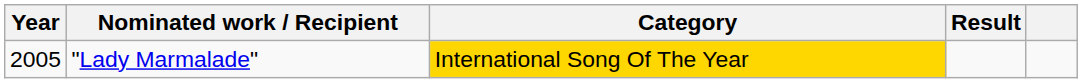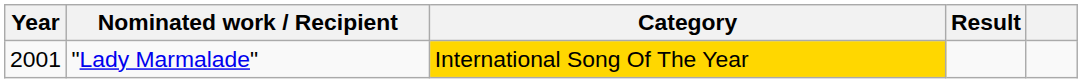(35, 58) 2005 -> (35, 58) 2001
